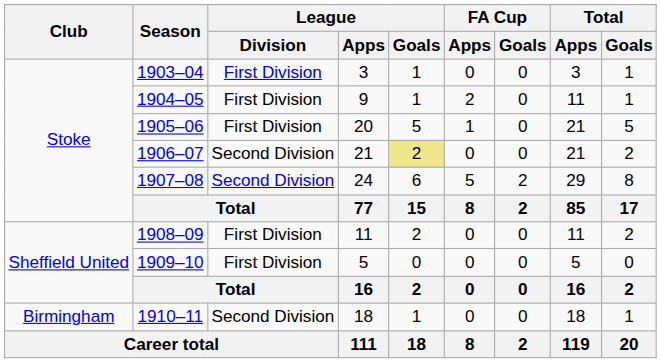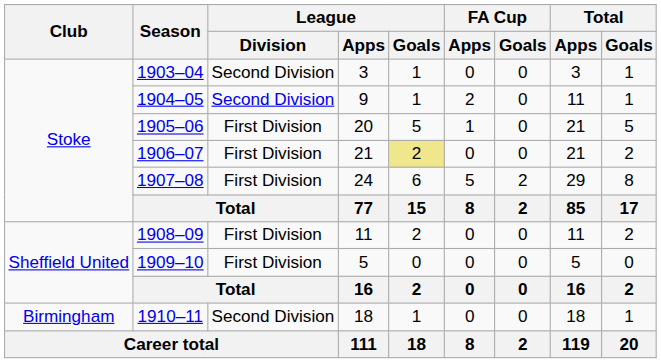(273, 72) First Division -> (273, 72) Second Division
(273, 99) First Division -> (273, 99) Second Division
(273, 153) Second Division -> (273, 153) First Division
(273, 180) Second Division -> (273, 180) First Division
